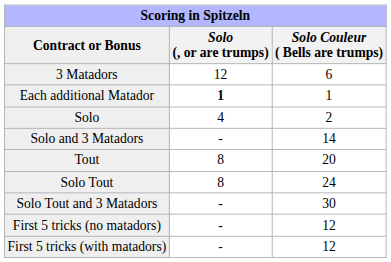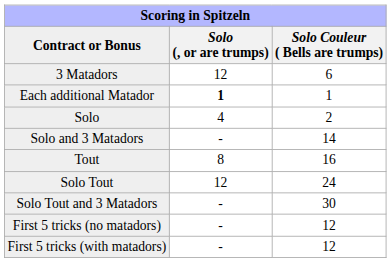(329, 160) 20 -> (329, 160) 16
(221, 182) 8 -> (221, 182) 12
